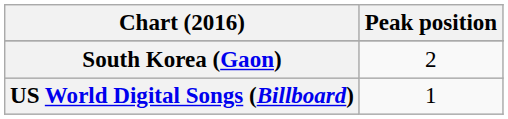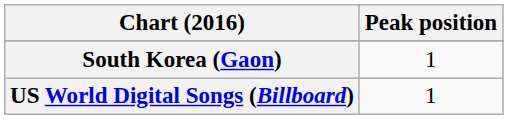(431, 59) 2 -> (431, 59) 1
